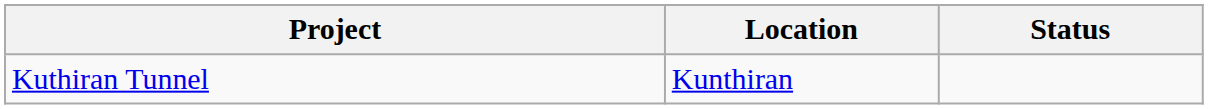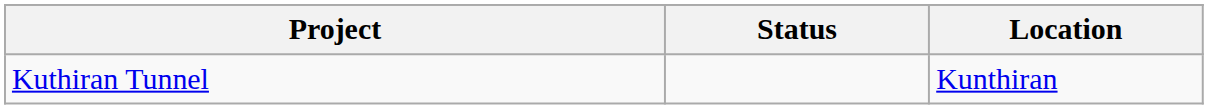columns swapped: (801, 29) <-> (1070, 29)
